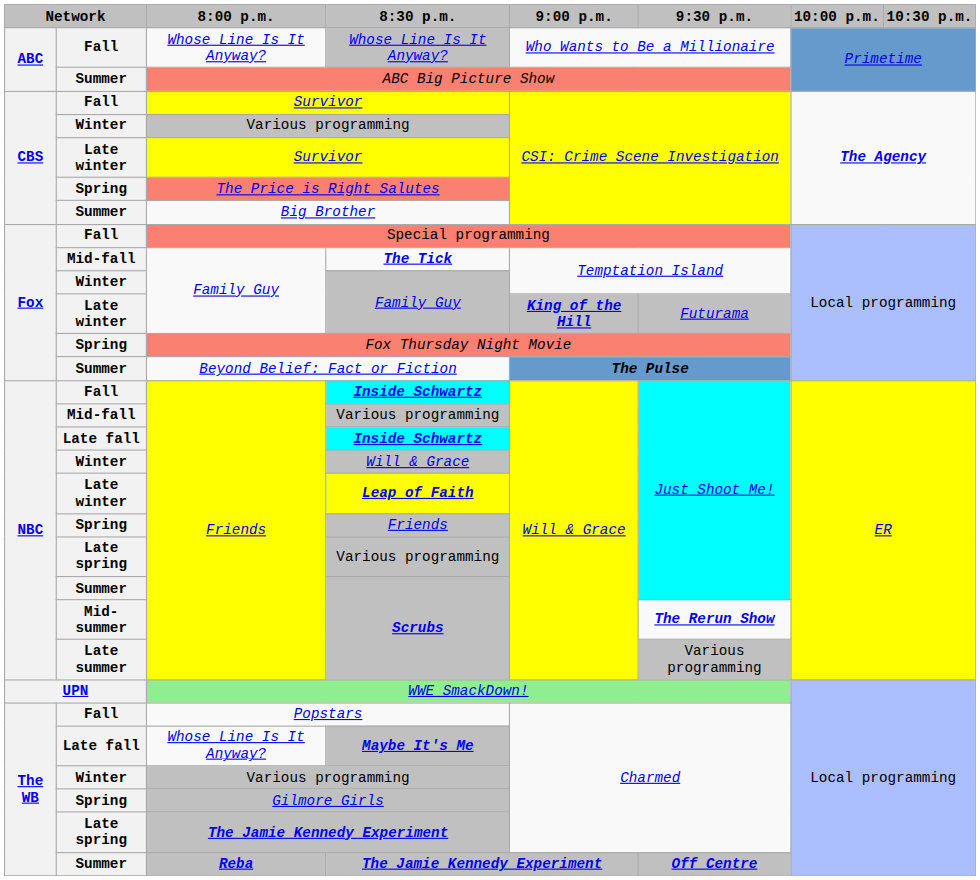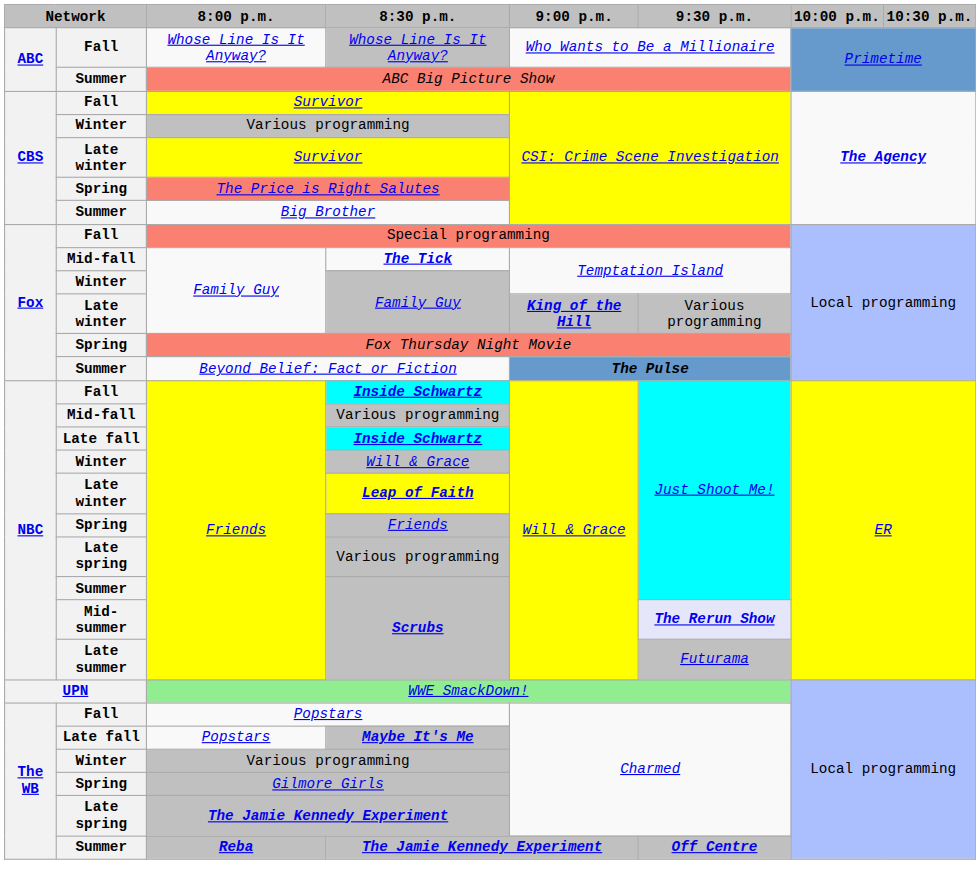(714, 314) Futurama -> (714, 314) Various programming
(714, 620) no background -> (714, 620) lavender background
(714, 659) Various programming -> (714, 659) Futurama
(236, 746) Whose Line Is It Anyway? -> (236, 738) Popstars
